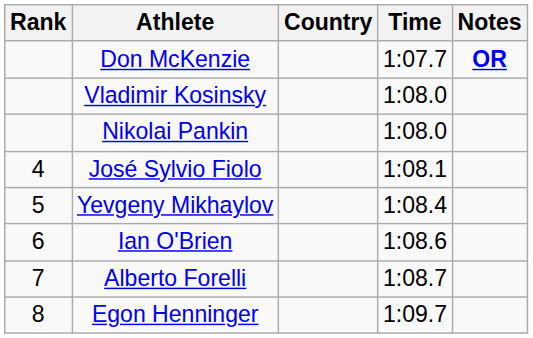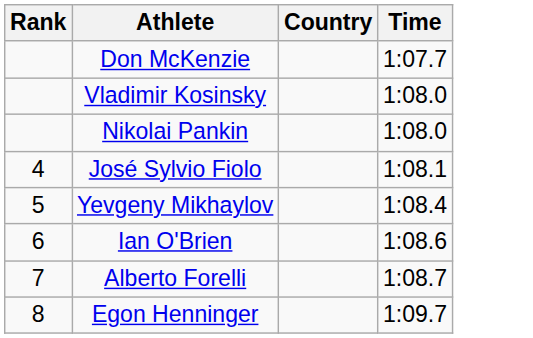- column: (490, 22)
